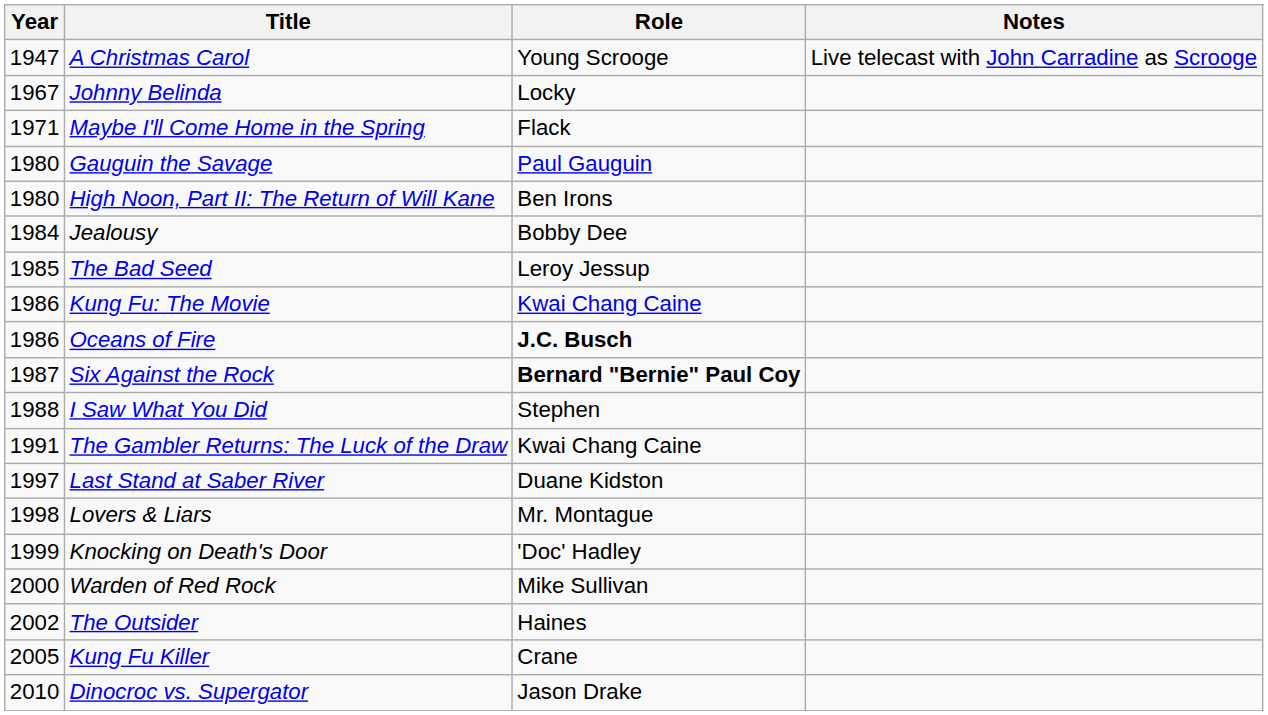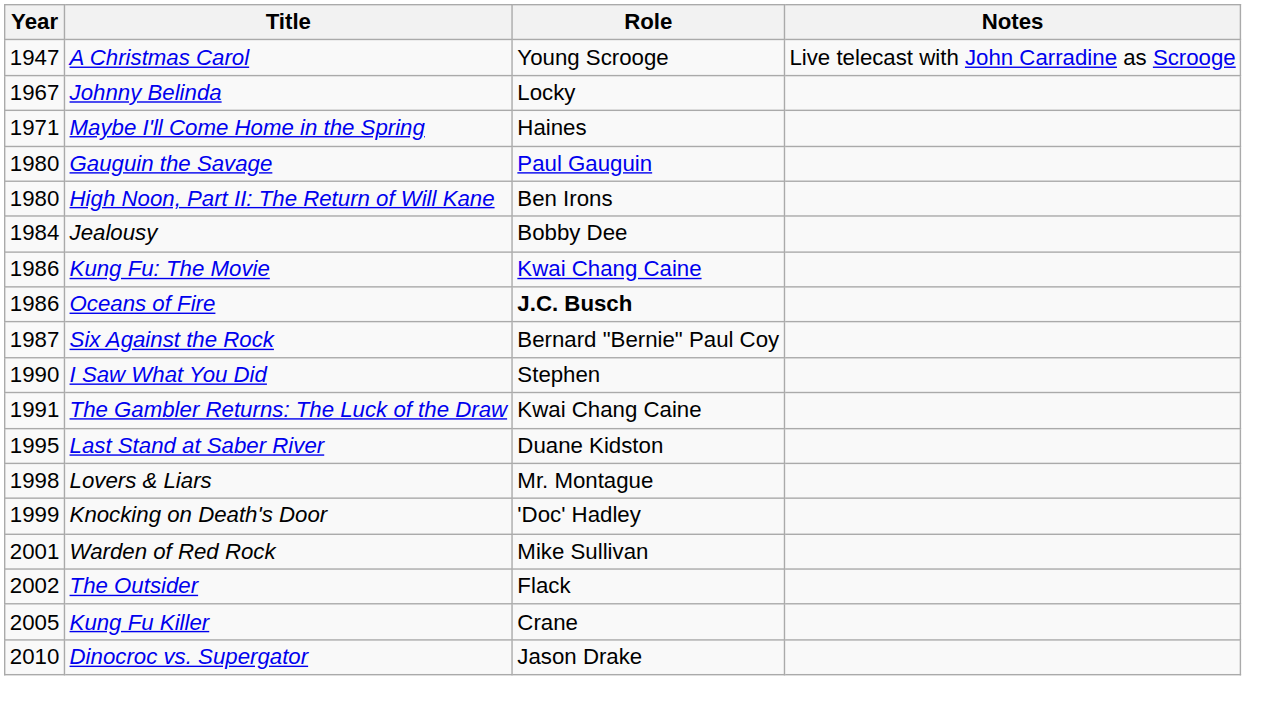(544, 127) Flack -> (552, 127) Haines
- row: (141, 269)
(659, 374) bold -> (648, 339) normal
(35, 410) 1988 -> (35, 374) 1990
(35, 480) 1997 -> (35, 445) 1995
(35, 586) 2000 -> (35, 551) 2001
(552, 621) Haines -> (544, 586) Flack
